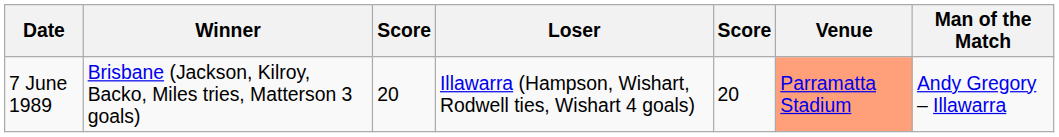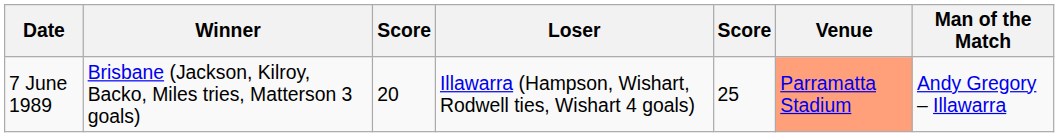(728, 94) 20 -> (728, 94) 25
